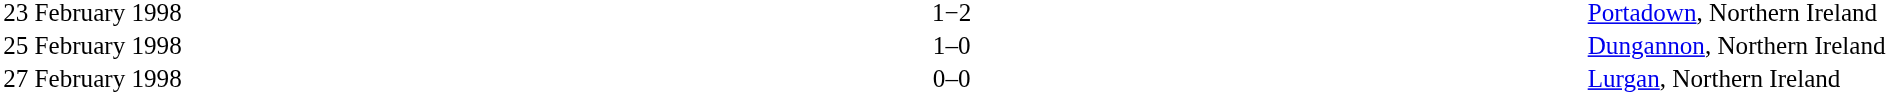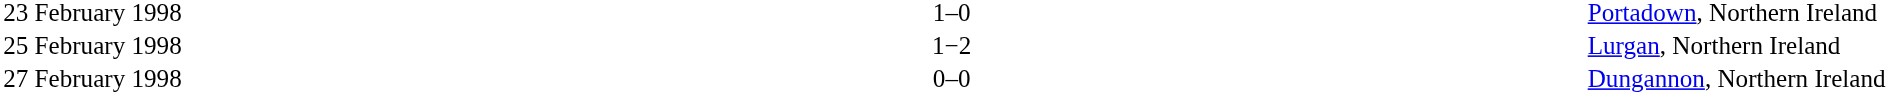(952, 12) 1−2 -> (952, 12) 1–0
(952, 45) 1–0 -> (952, 45) 1−2
(1737, 45) Dungannon, Northern Ireland -> (1714, 45) Lurgan, Northern Ireland
(1714, 78) Lurgan, Northern Ireland -> (1737, 78) Dungannon, Northern Ireland
